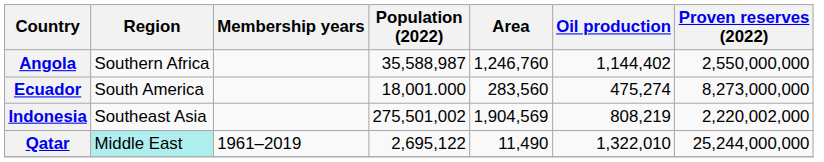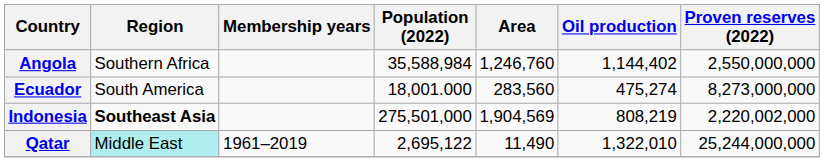(424, 63) 35,588,987 -> (430, 63) 35,588,984
(151, 116) normal -> (155, 116) bold
(419, 116) 275,501,002 -> (425, 116) 275,501,000
